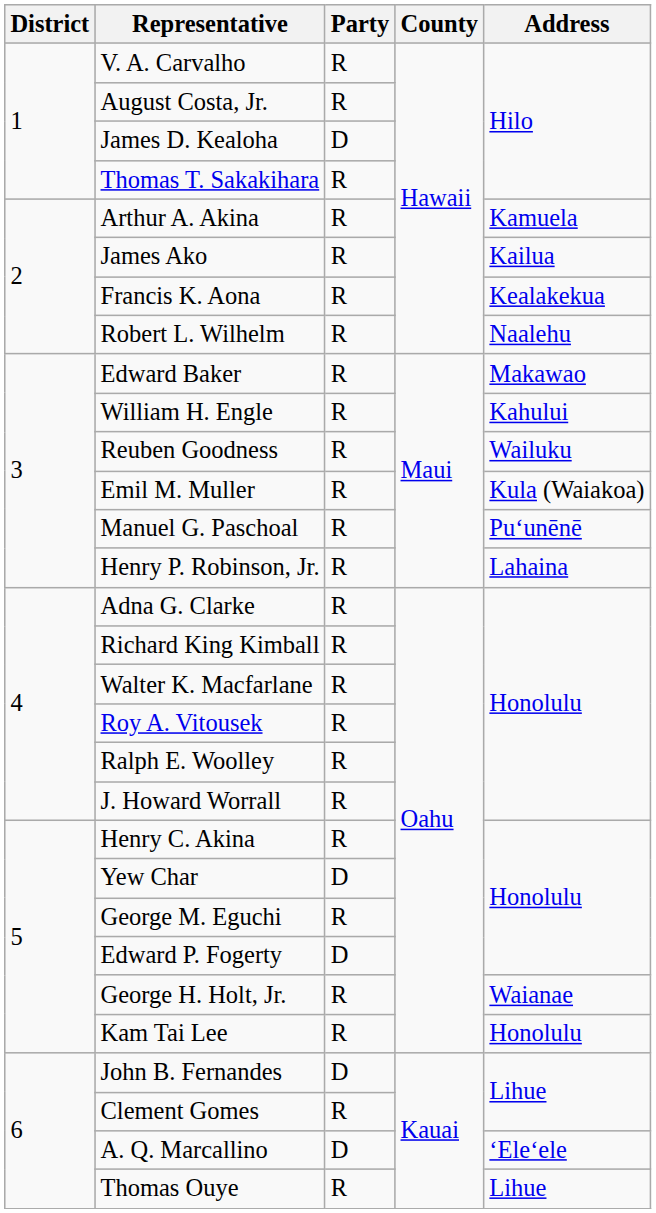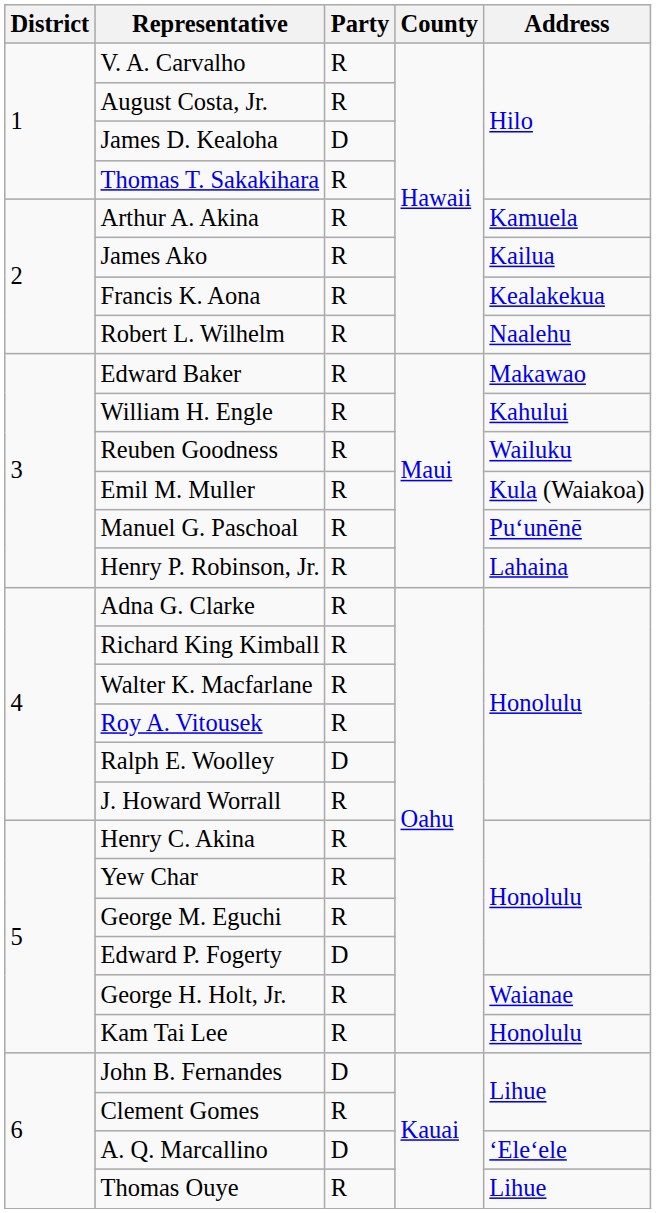(339, 761) R -> (340, 761) D
(340, 878) D -> (339, 878) R
